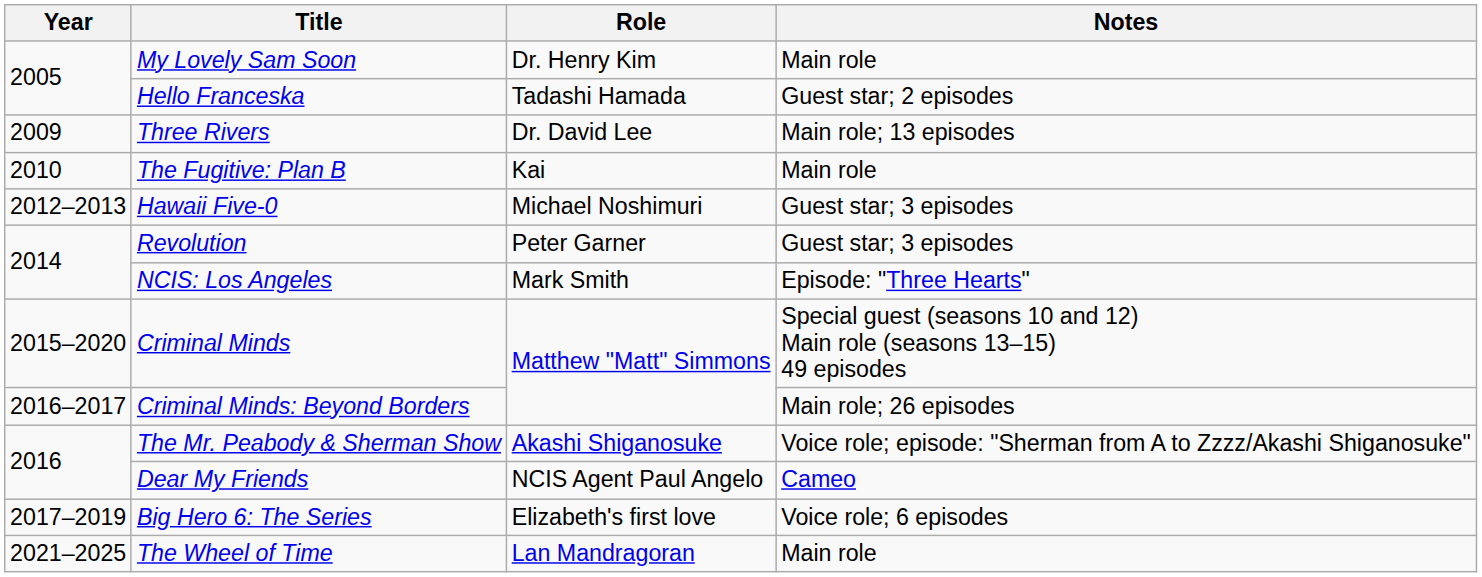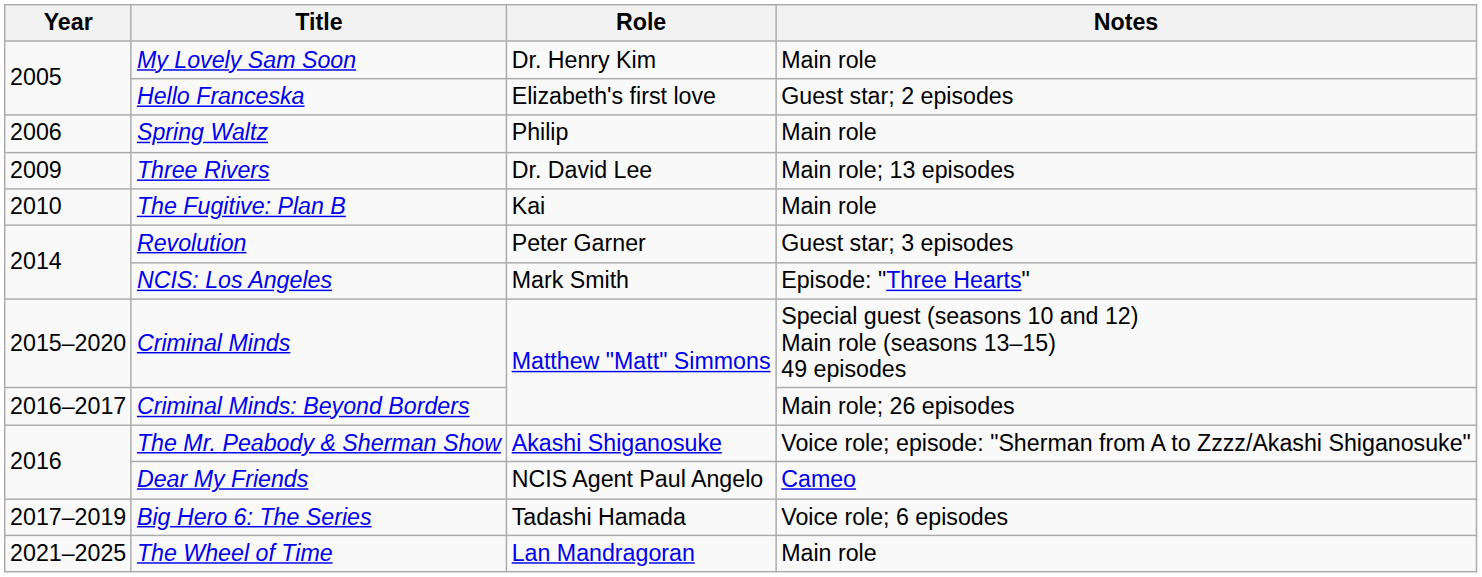(599, 96) Tadashi Hamada -> (614, 96) Elizabeth's first love
+ row: (202, 133)
- row: (207, 206)
(614, 516) Elizabeth's first love -> (599, 516) Tadashi Hamada
